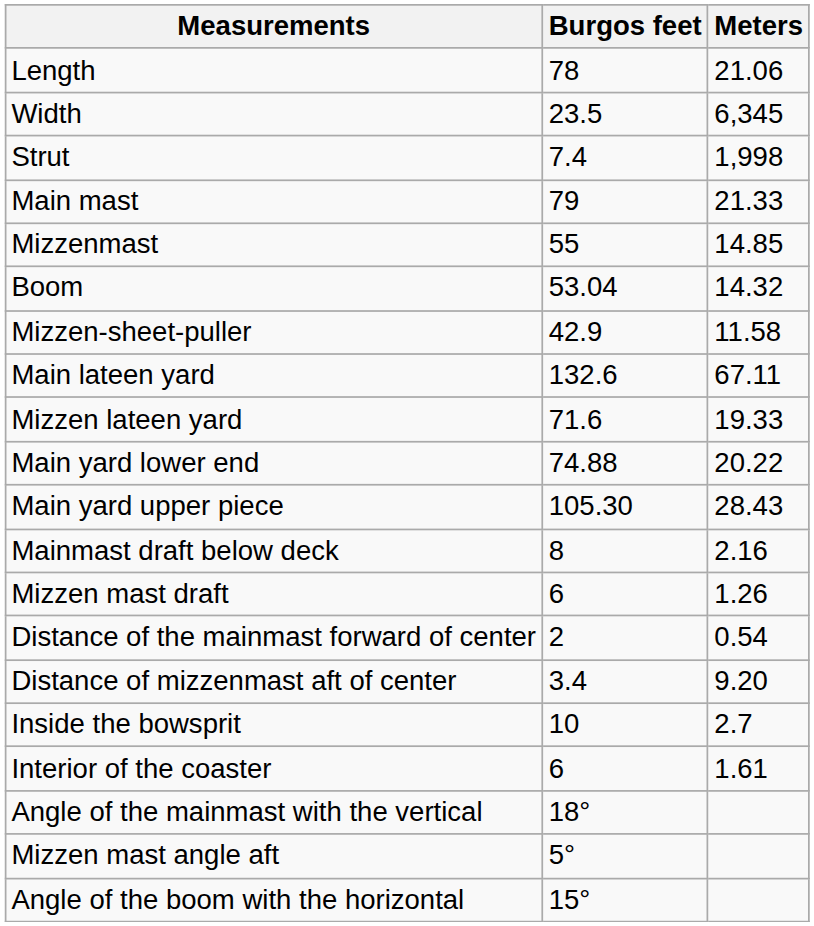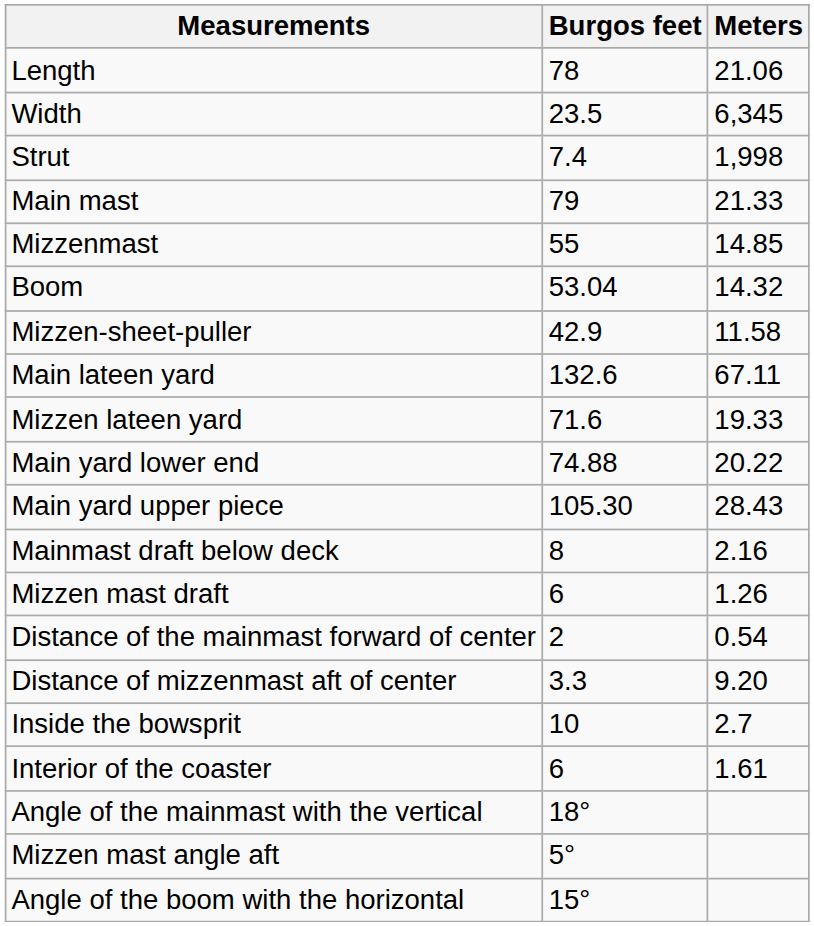(568, 680) 3.4 -> (568, 680) 3.3
